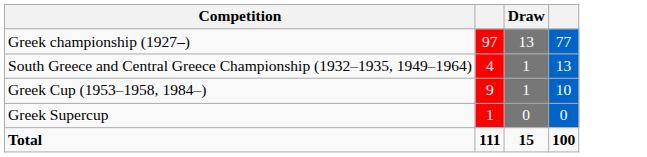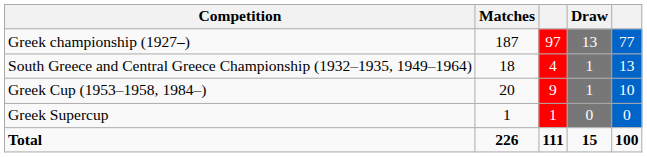+ column: (507, 16)
